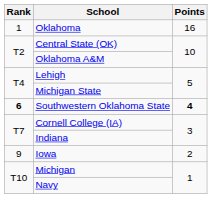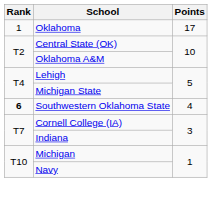(190, 28) 16 -> (190, 28) 17
(190, 106) bold -> (190, 106) normal
- row: (46, 153)
